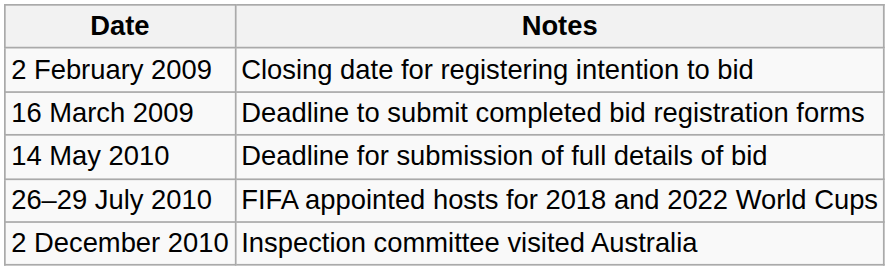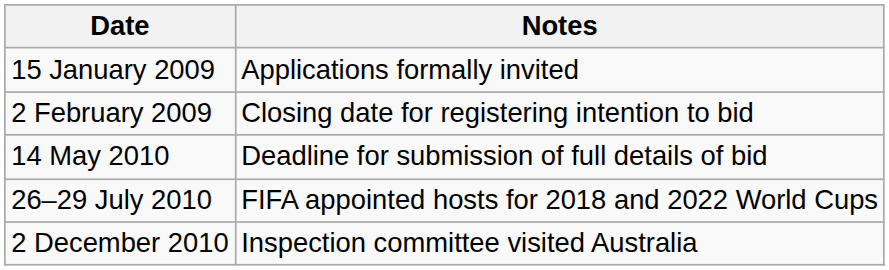+ row: (113, 69)
- row: (102, 112)
